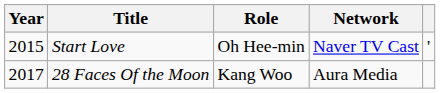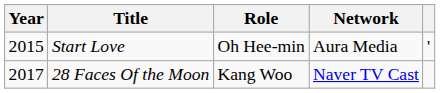(366, 46) Naver TV Cast -> (355, 46) Aura Media
(355, 74) Aura Media -> (366, 74) Naver TV Cast
